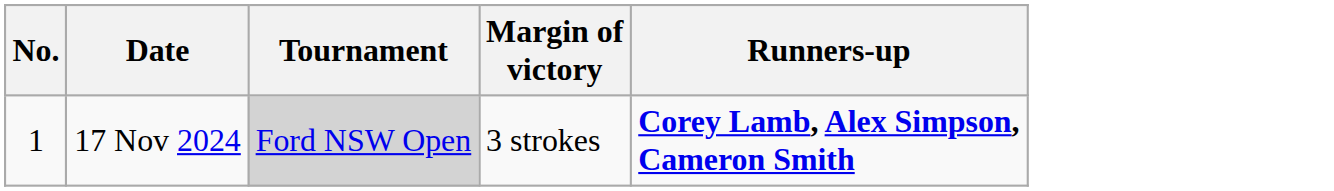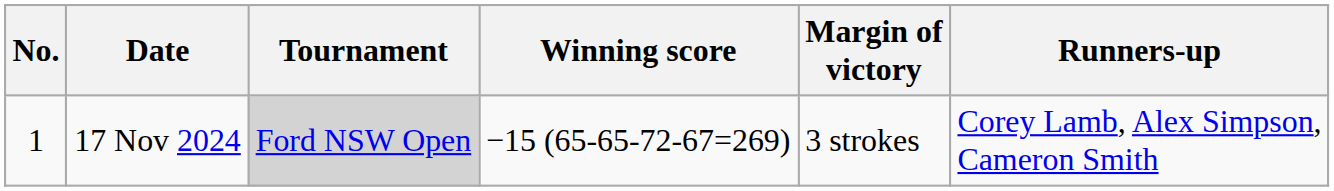+ column: (638, 49)
(829, 140) bold -> (1140, 140) normal
